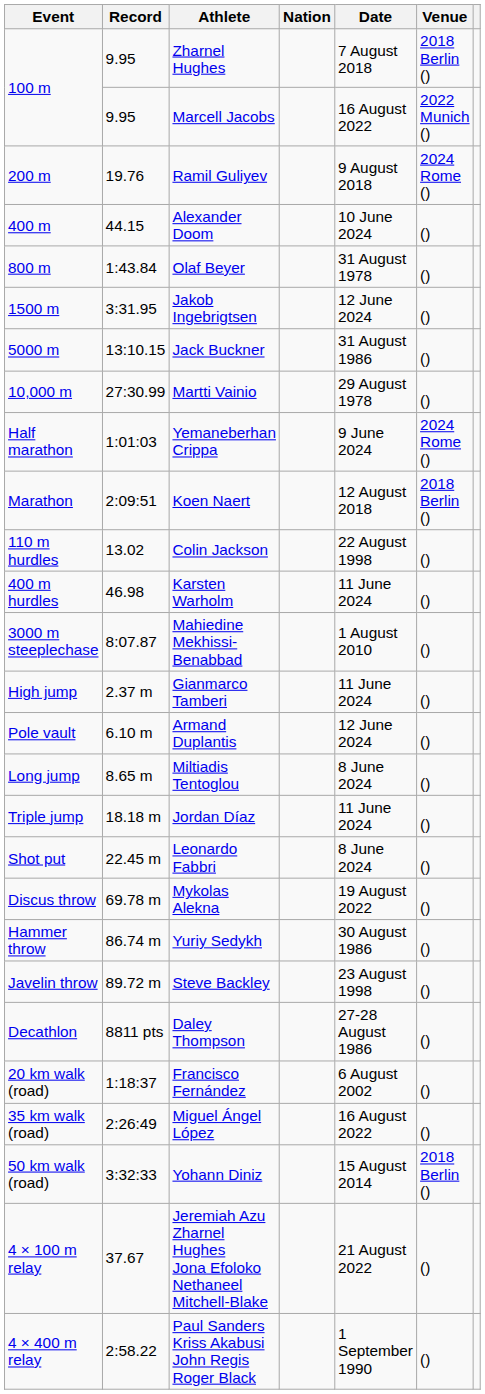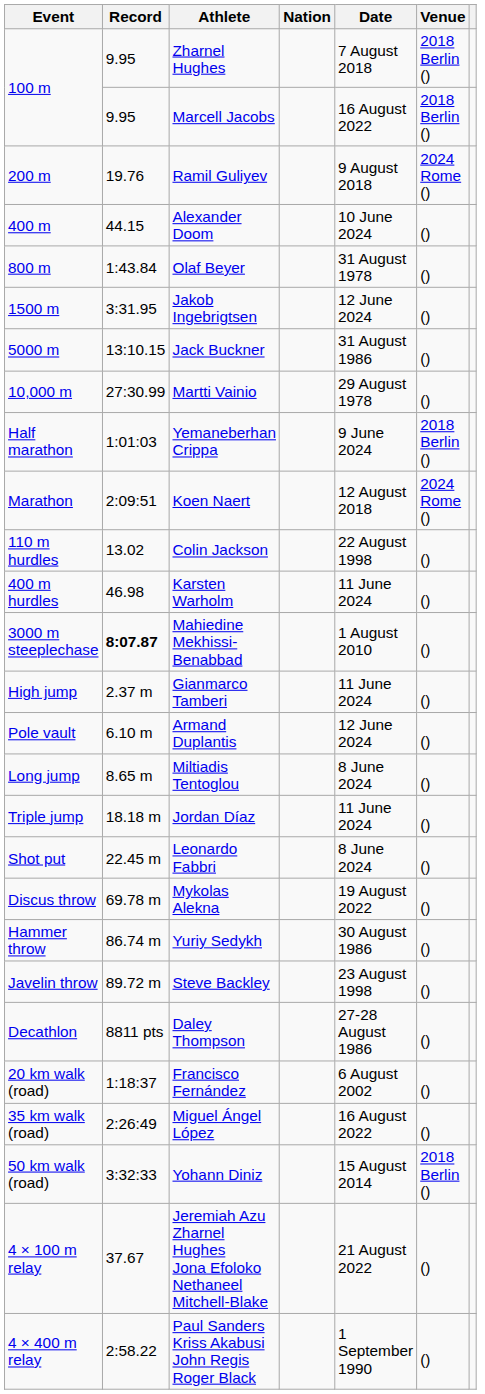(445, 117) 2022 Munich () -> (440, 117) 2018 Berlin ()
(441, 442) 2024 Rome () -> (440, 442) 2018 Berlin ()
(440, 500) 2018 Berlin () -> (441, 500) 2024 Rome ()
(131, 642) normal -> (132, 642) bold
